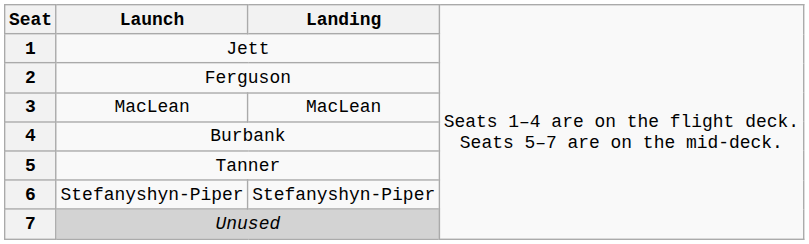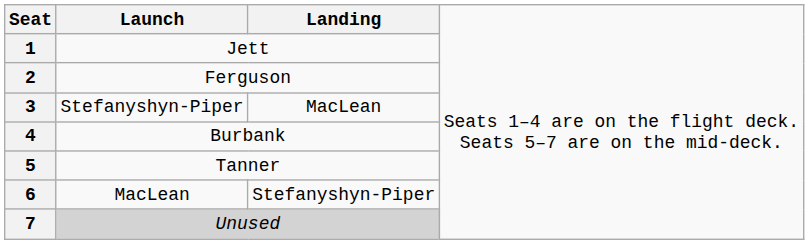(152, 107) MacLean -> (152, 107) Stefanyshyn-Piper
(152, 195) Stefanyshyn-Piper -> (152, 195) MacLean
